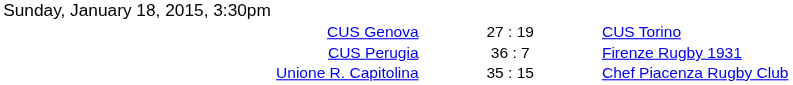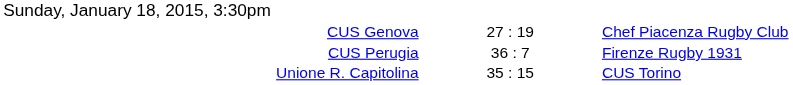(641, 32) CUS Torino -> (695, 32) Chef Piacenza Rugby Club
(695, 73) Chef Piacenza Rugby Club -> (641, 73) CUS Torino
